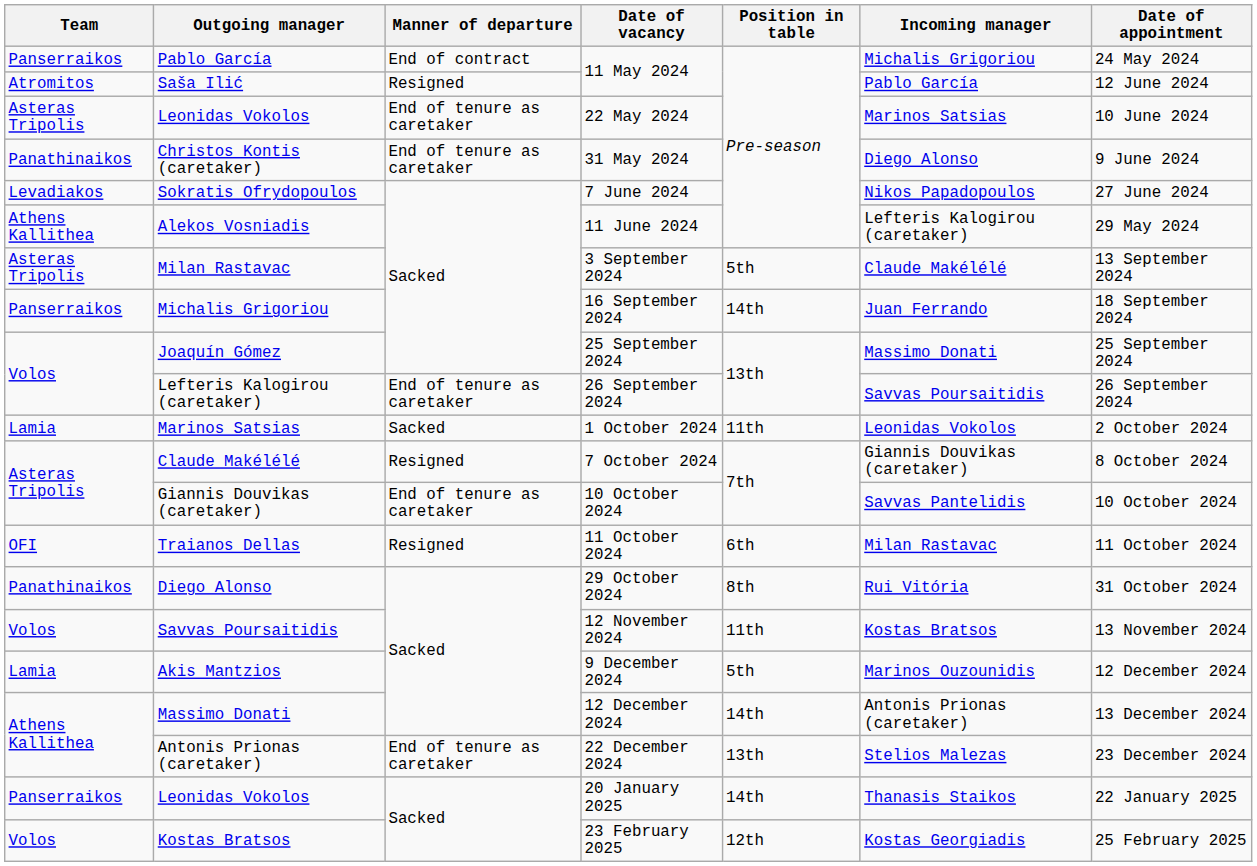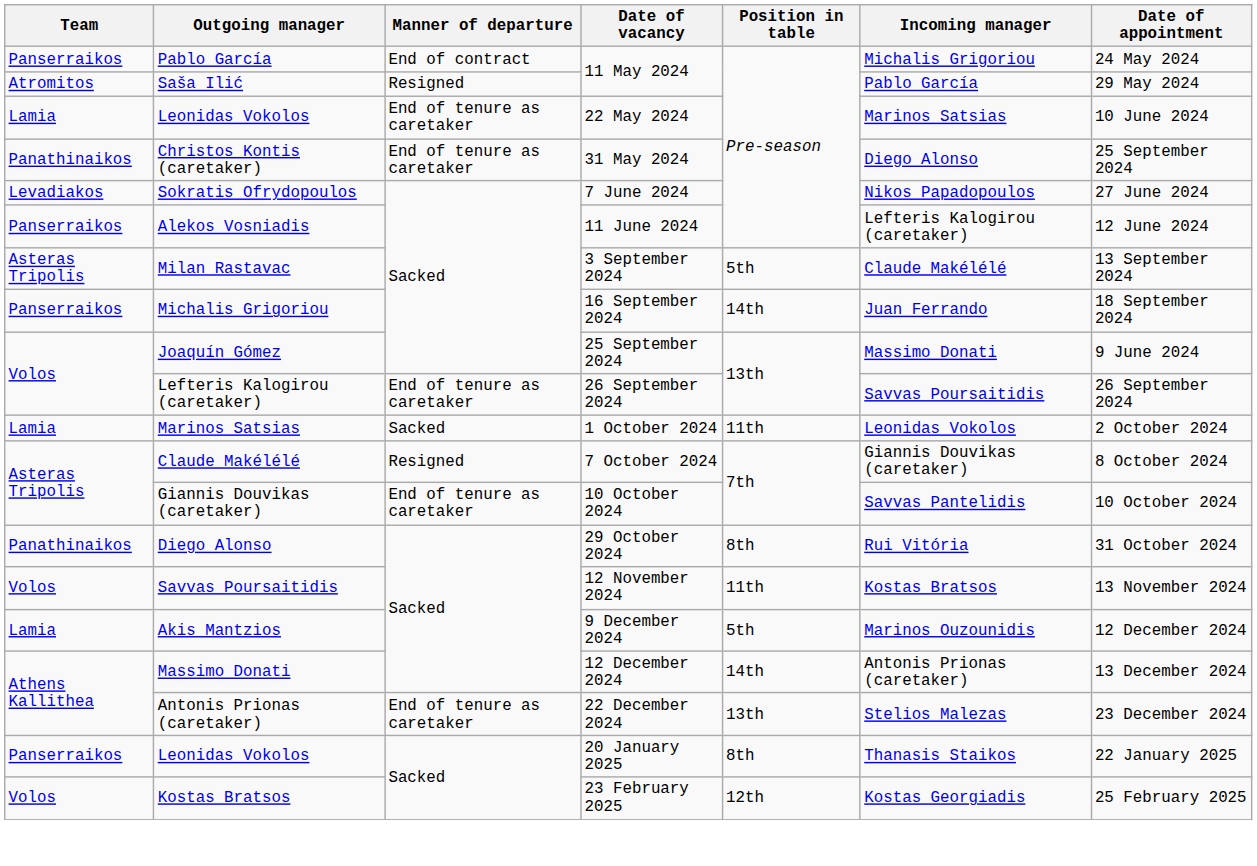(1152, 84) 12 June 2024 -> (1147, 84) 29 May 2024
(47, 118) Asteras Tripolis -> (32, 118) Lamia
(1147, 160) 9 June 2024 -> (1152, 160) 25 September 2024
(51, 227) Athens Kallithea -> (65, 227) Panserraikos
(1147, 227) 29 May 2024 -> (1152, 227) 12 June 2024
(1152, 353) 25 September 2024 -> (1147, 353) 9 June 2024
- row: (229, 546)
(745, 798) 14th -> (740, 756) 8th
